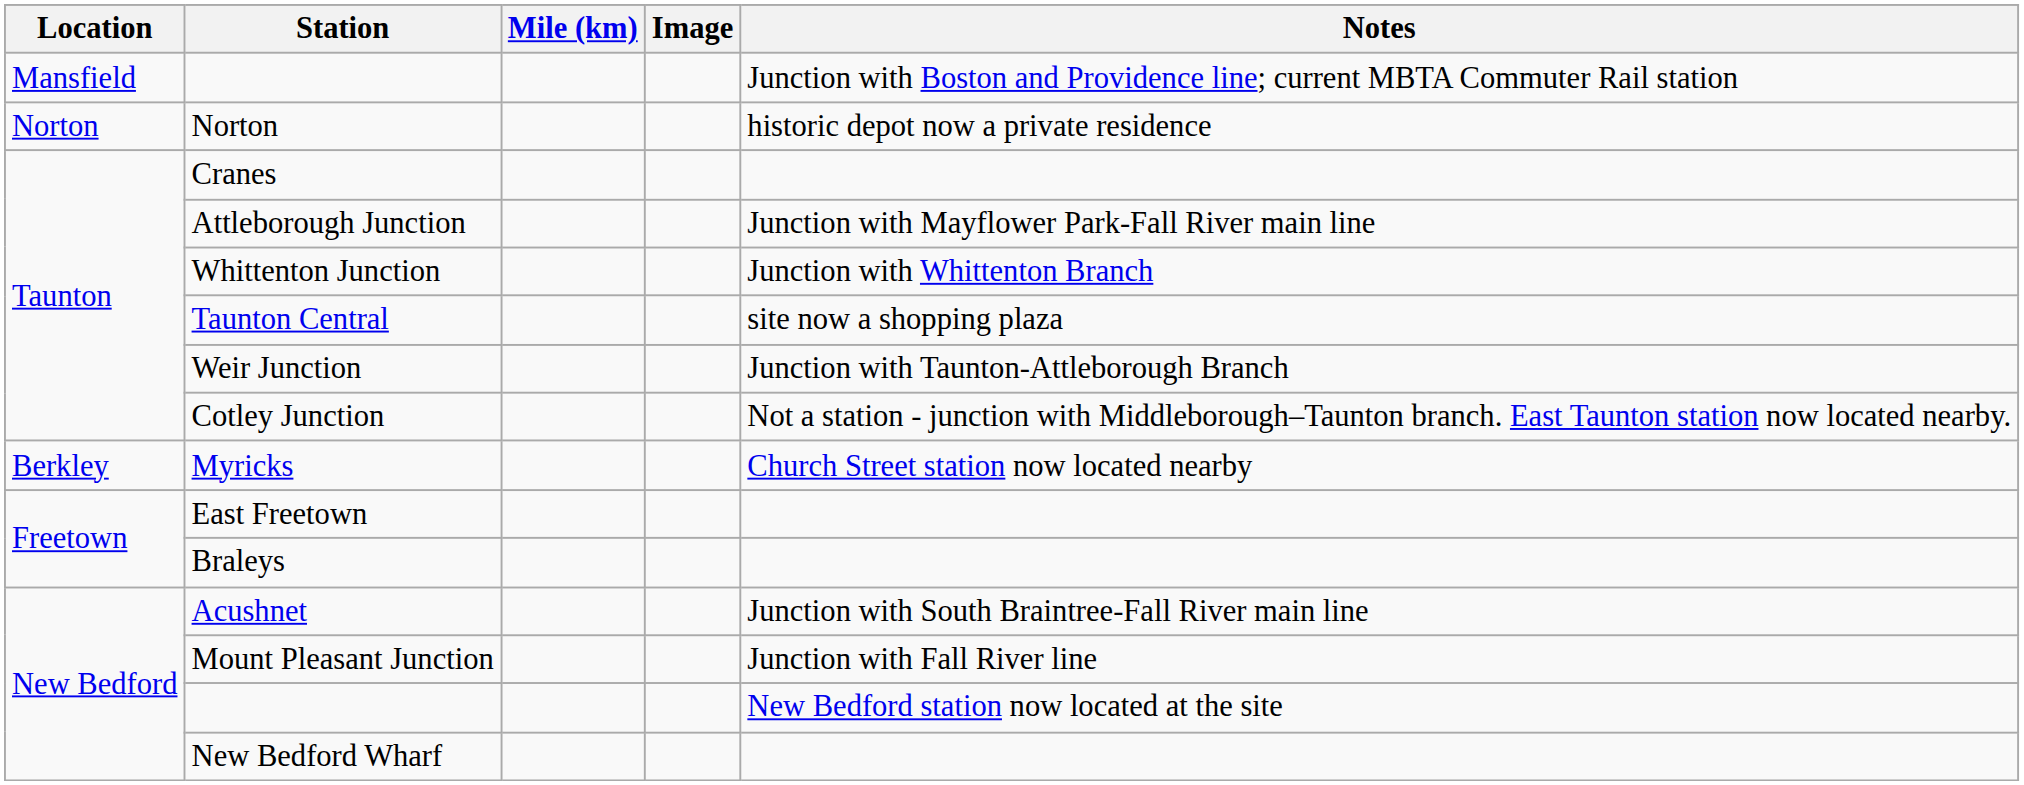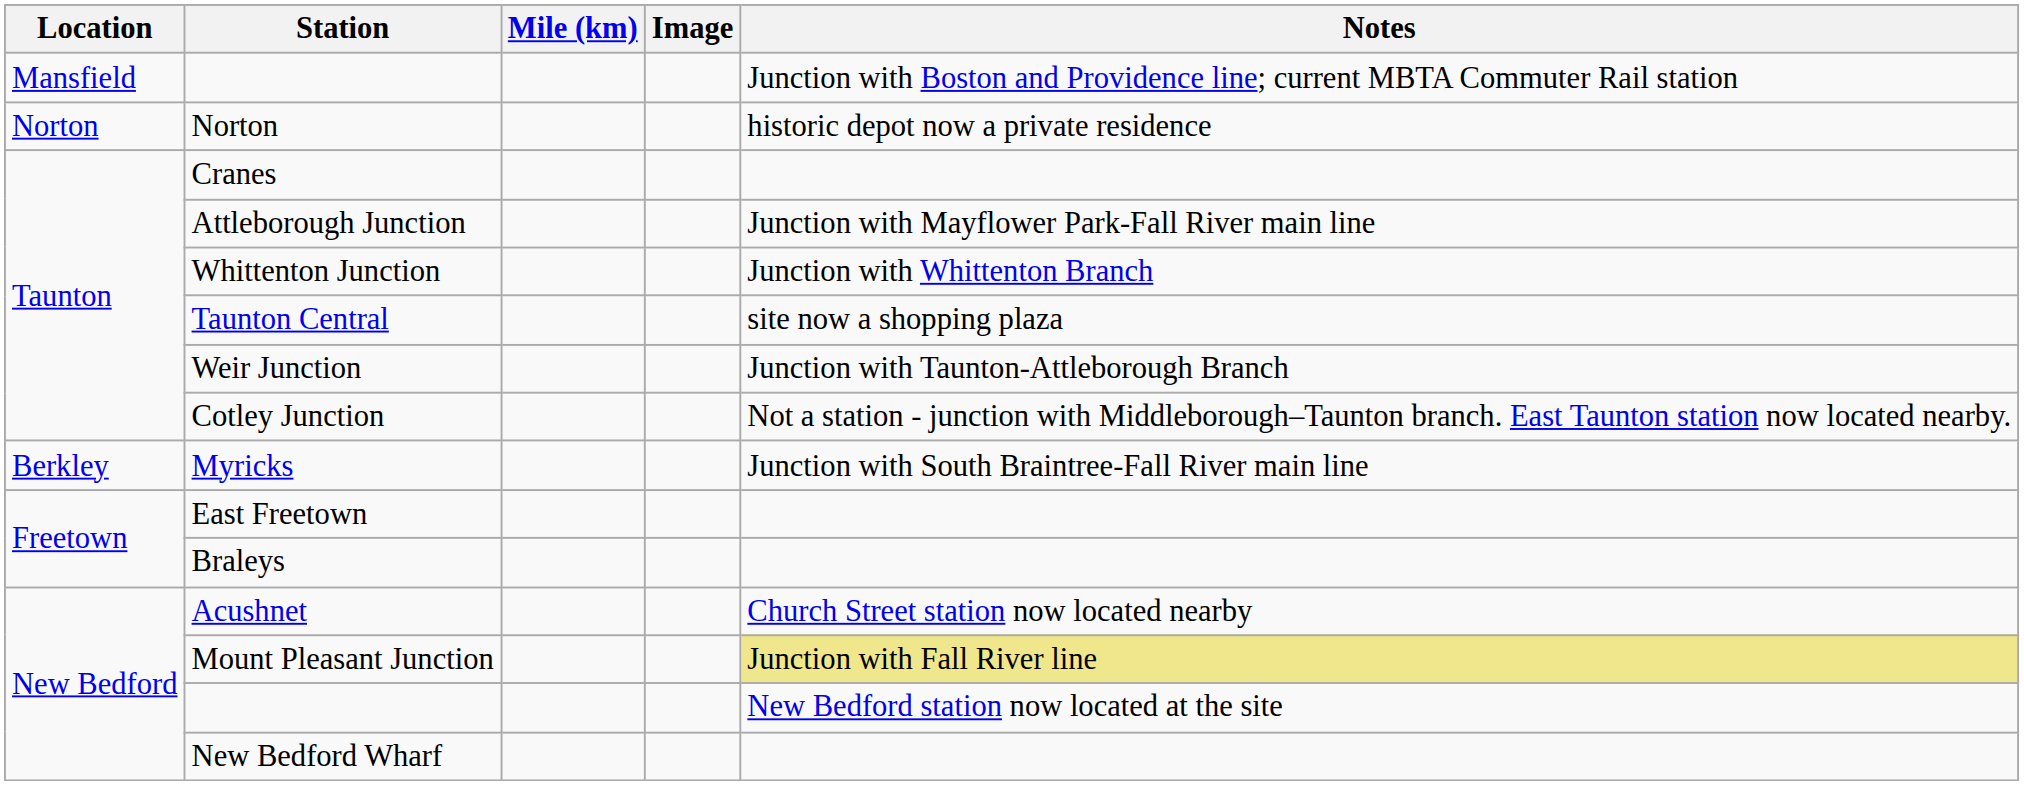(1000, 464) Church Street station now located nearby -> (1058, 464) Junction with South Braintree-Fall River main line
(1058, 610) Junction with South Braintree-Fall River main line -> (1000, 610) Church Street station now located nearby
(922, 658) no background -> (922, 658) khaki background
